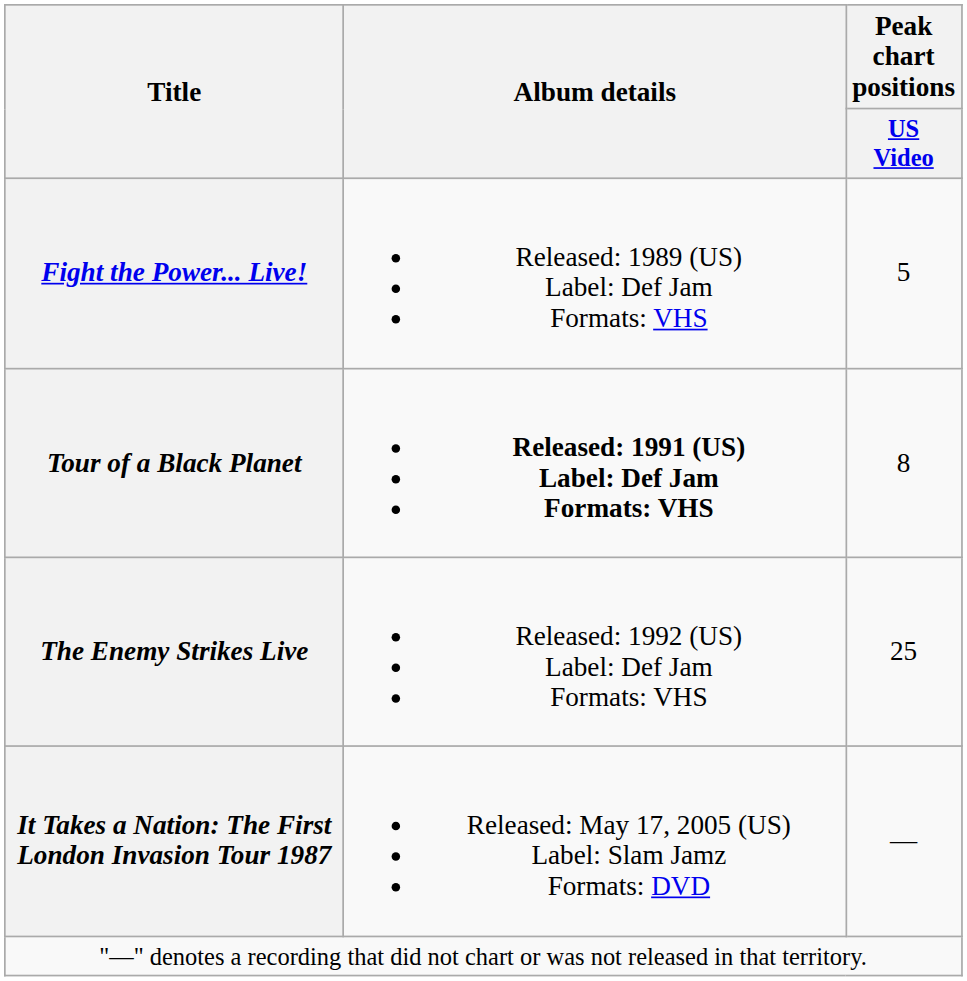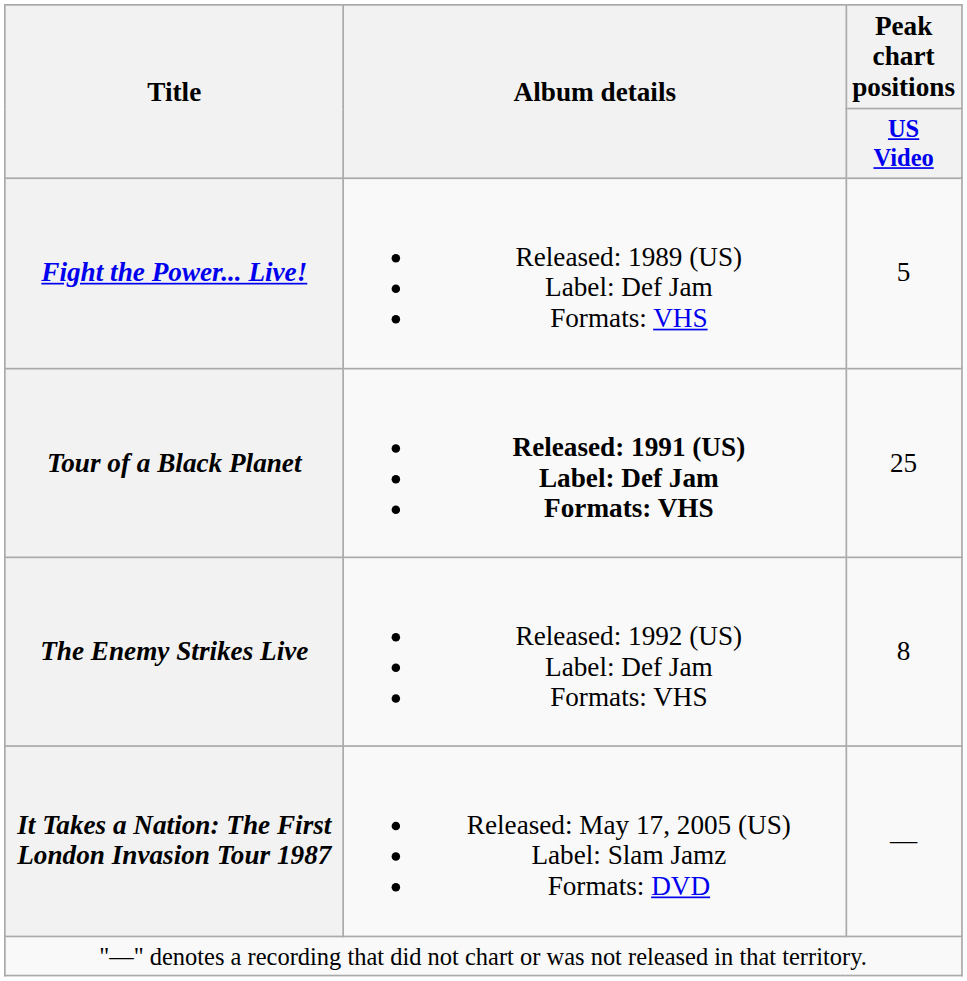(904, 462) 8 -> (904, 462) 25
(904, 651) 25 -> (904, 651) 8
